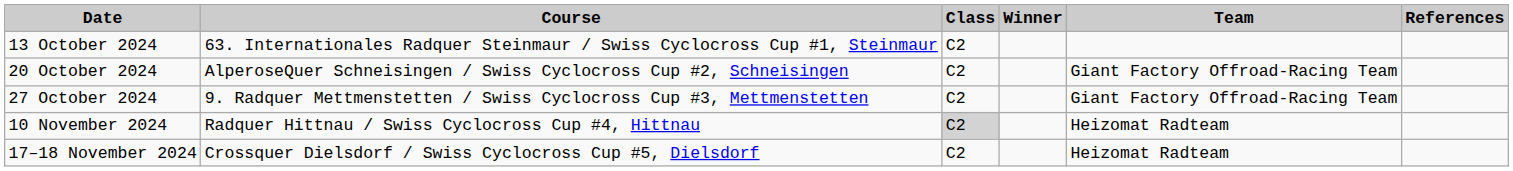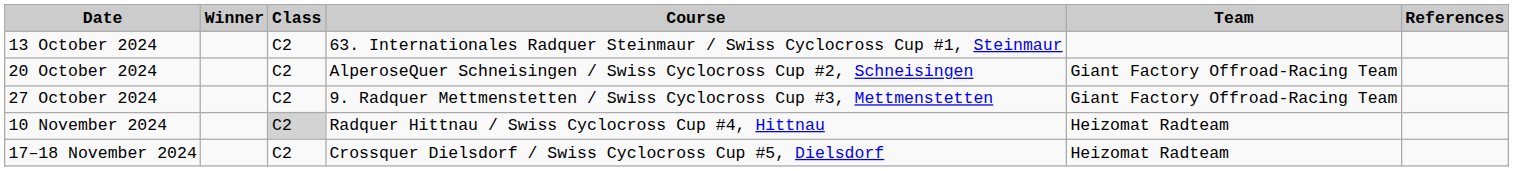columns swapped: (571, 18) <-> (1033, 18)
